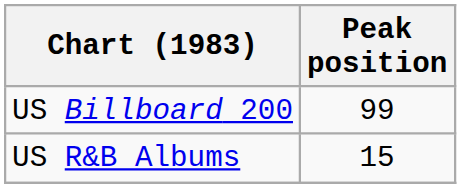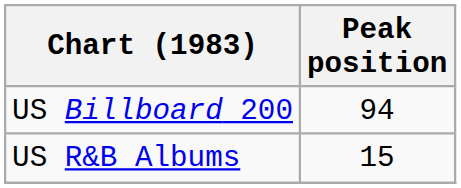(377, 110) 99 -> (377, 110) 94
